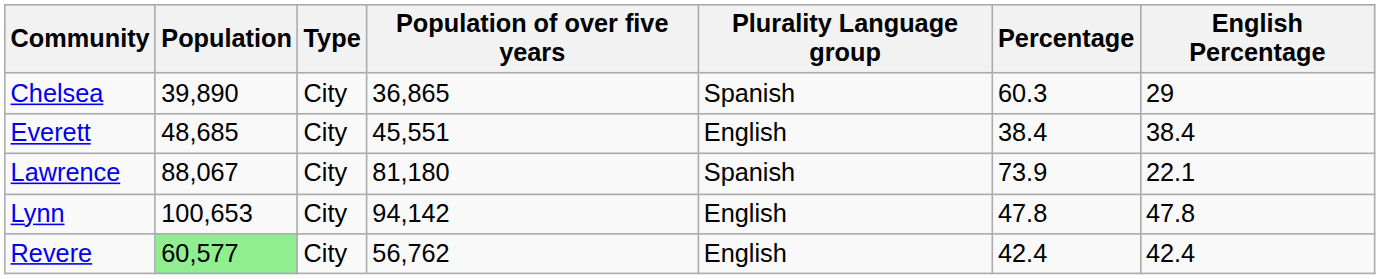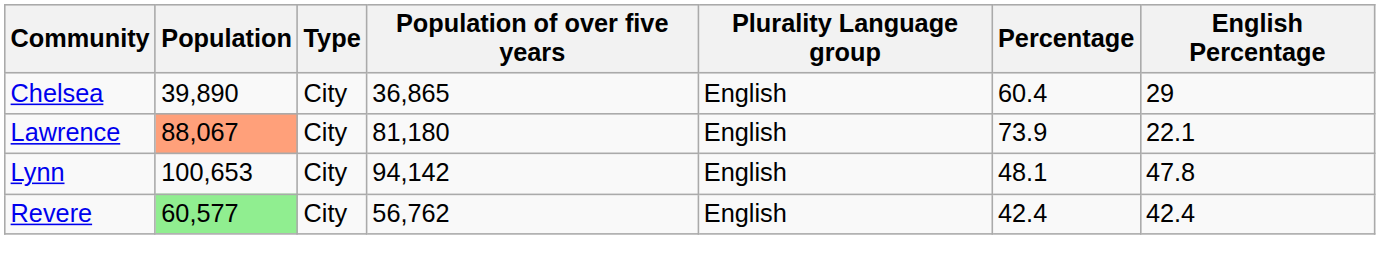(749, 93) Spanish -> (745, 93) English
(1023, 93) 60.3 -> (1023, 93) 60.4
- row: (51, 133)
(200, 173) no background -> (200, 133) lightsalmon background
(749, 173) Spanish -> (745, 133) English
(1023, 213) 47.8 -> (1023, 173) 48.1
